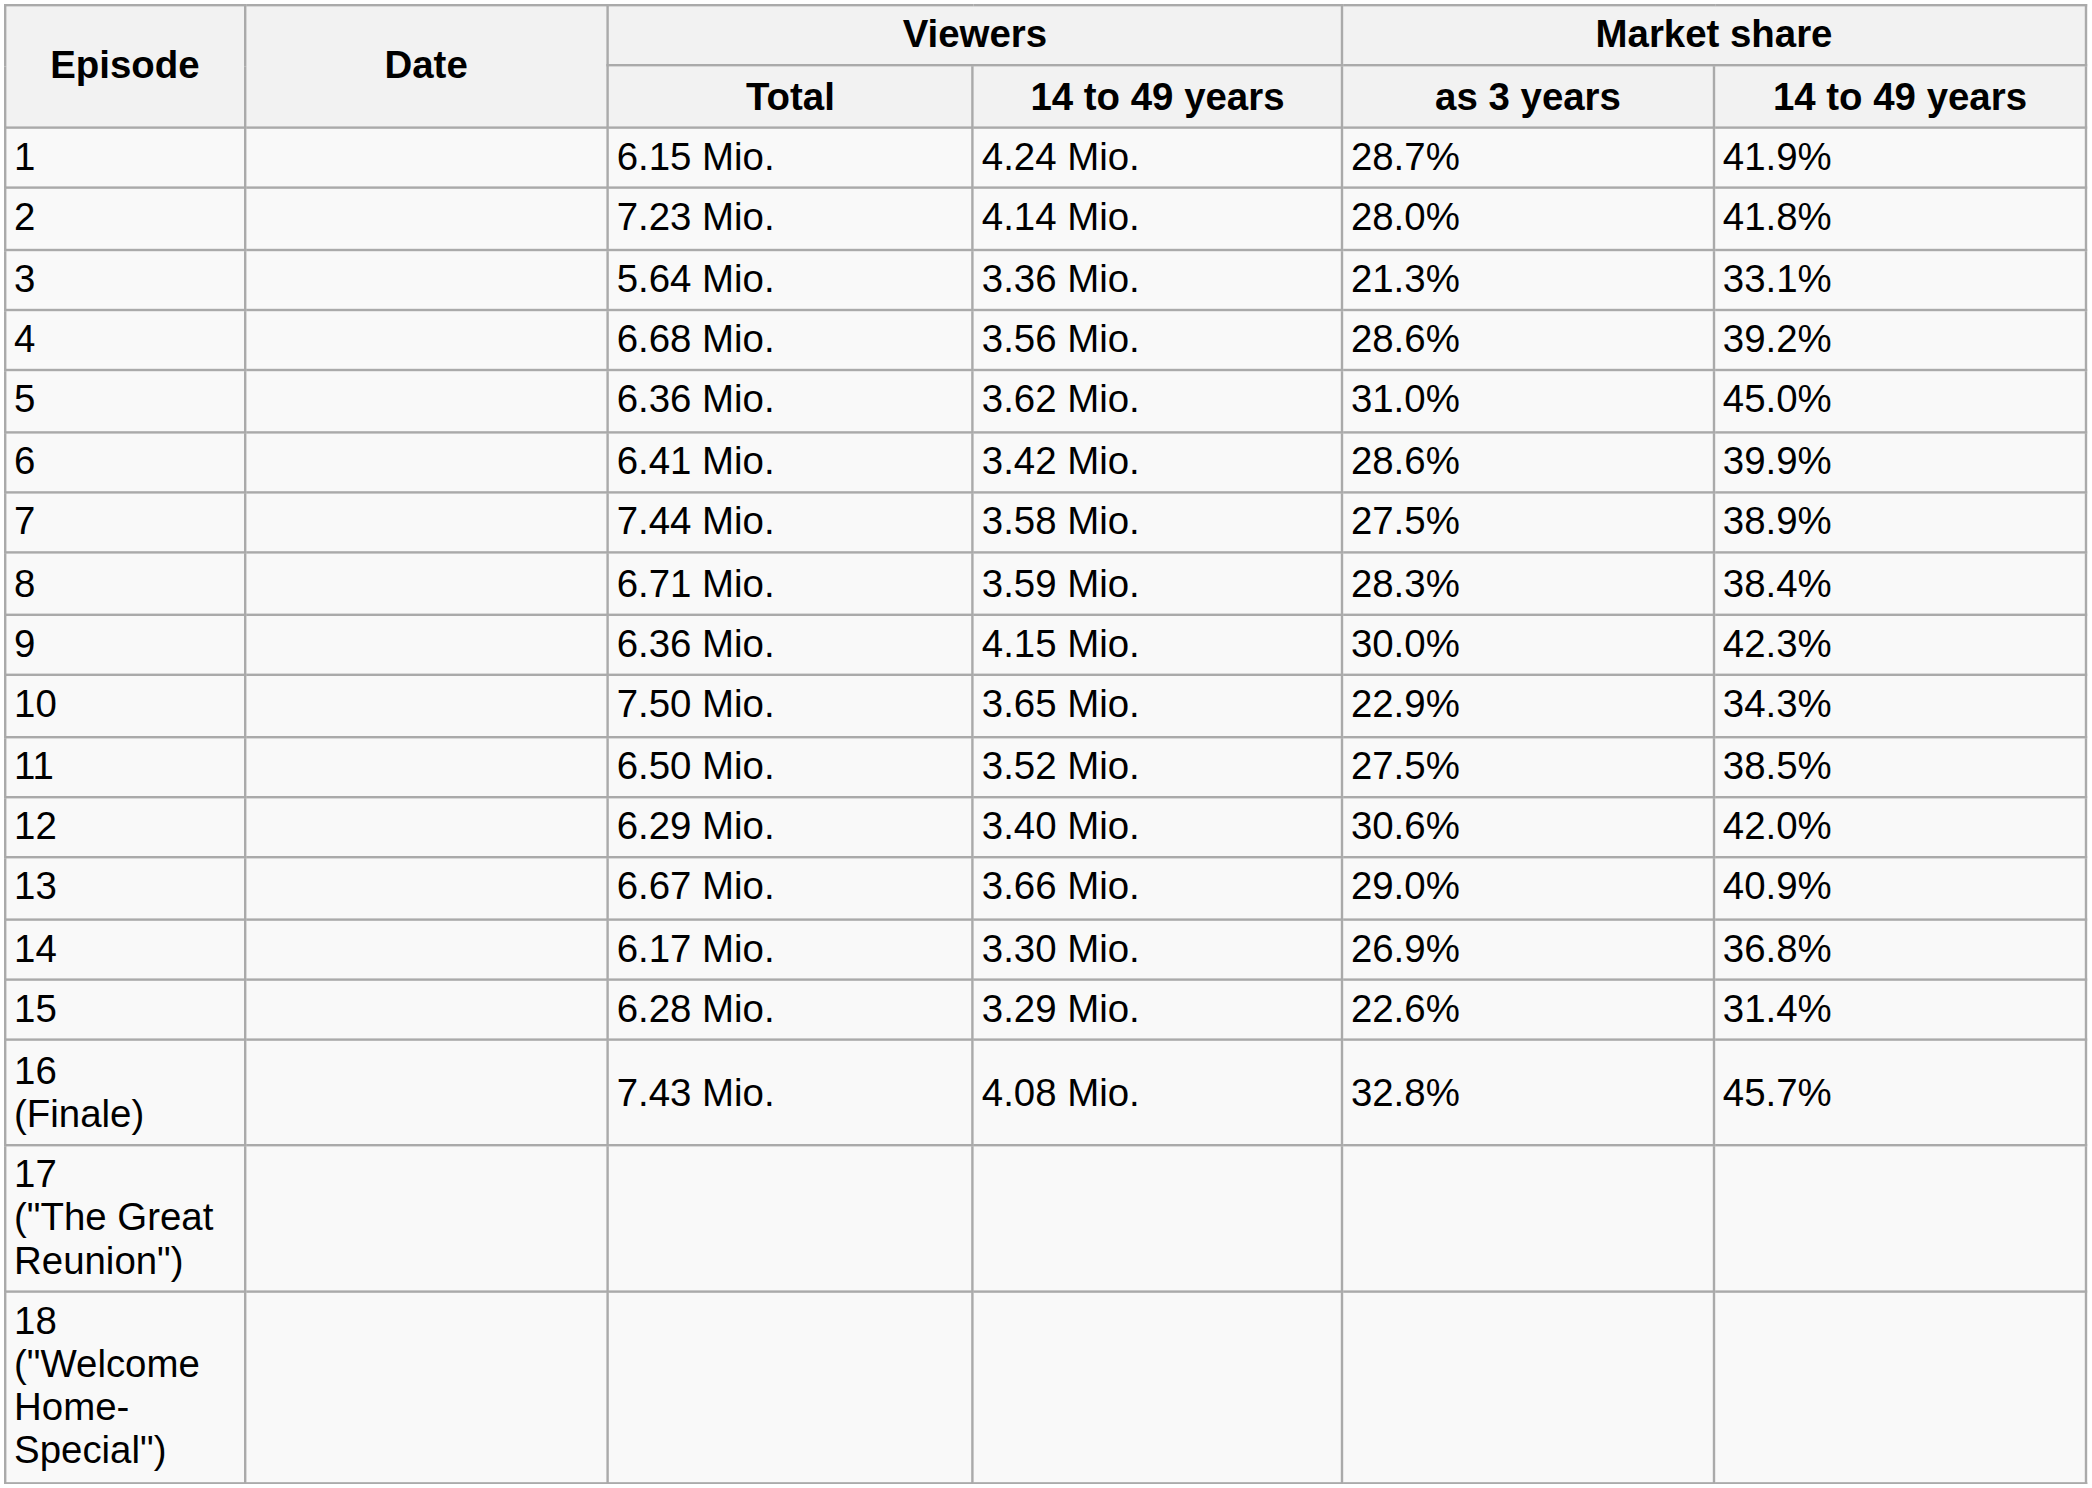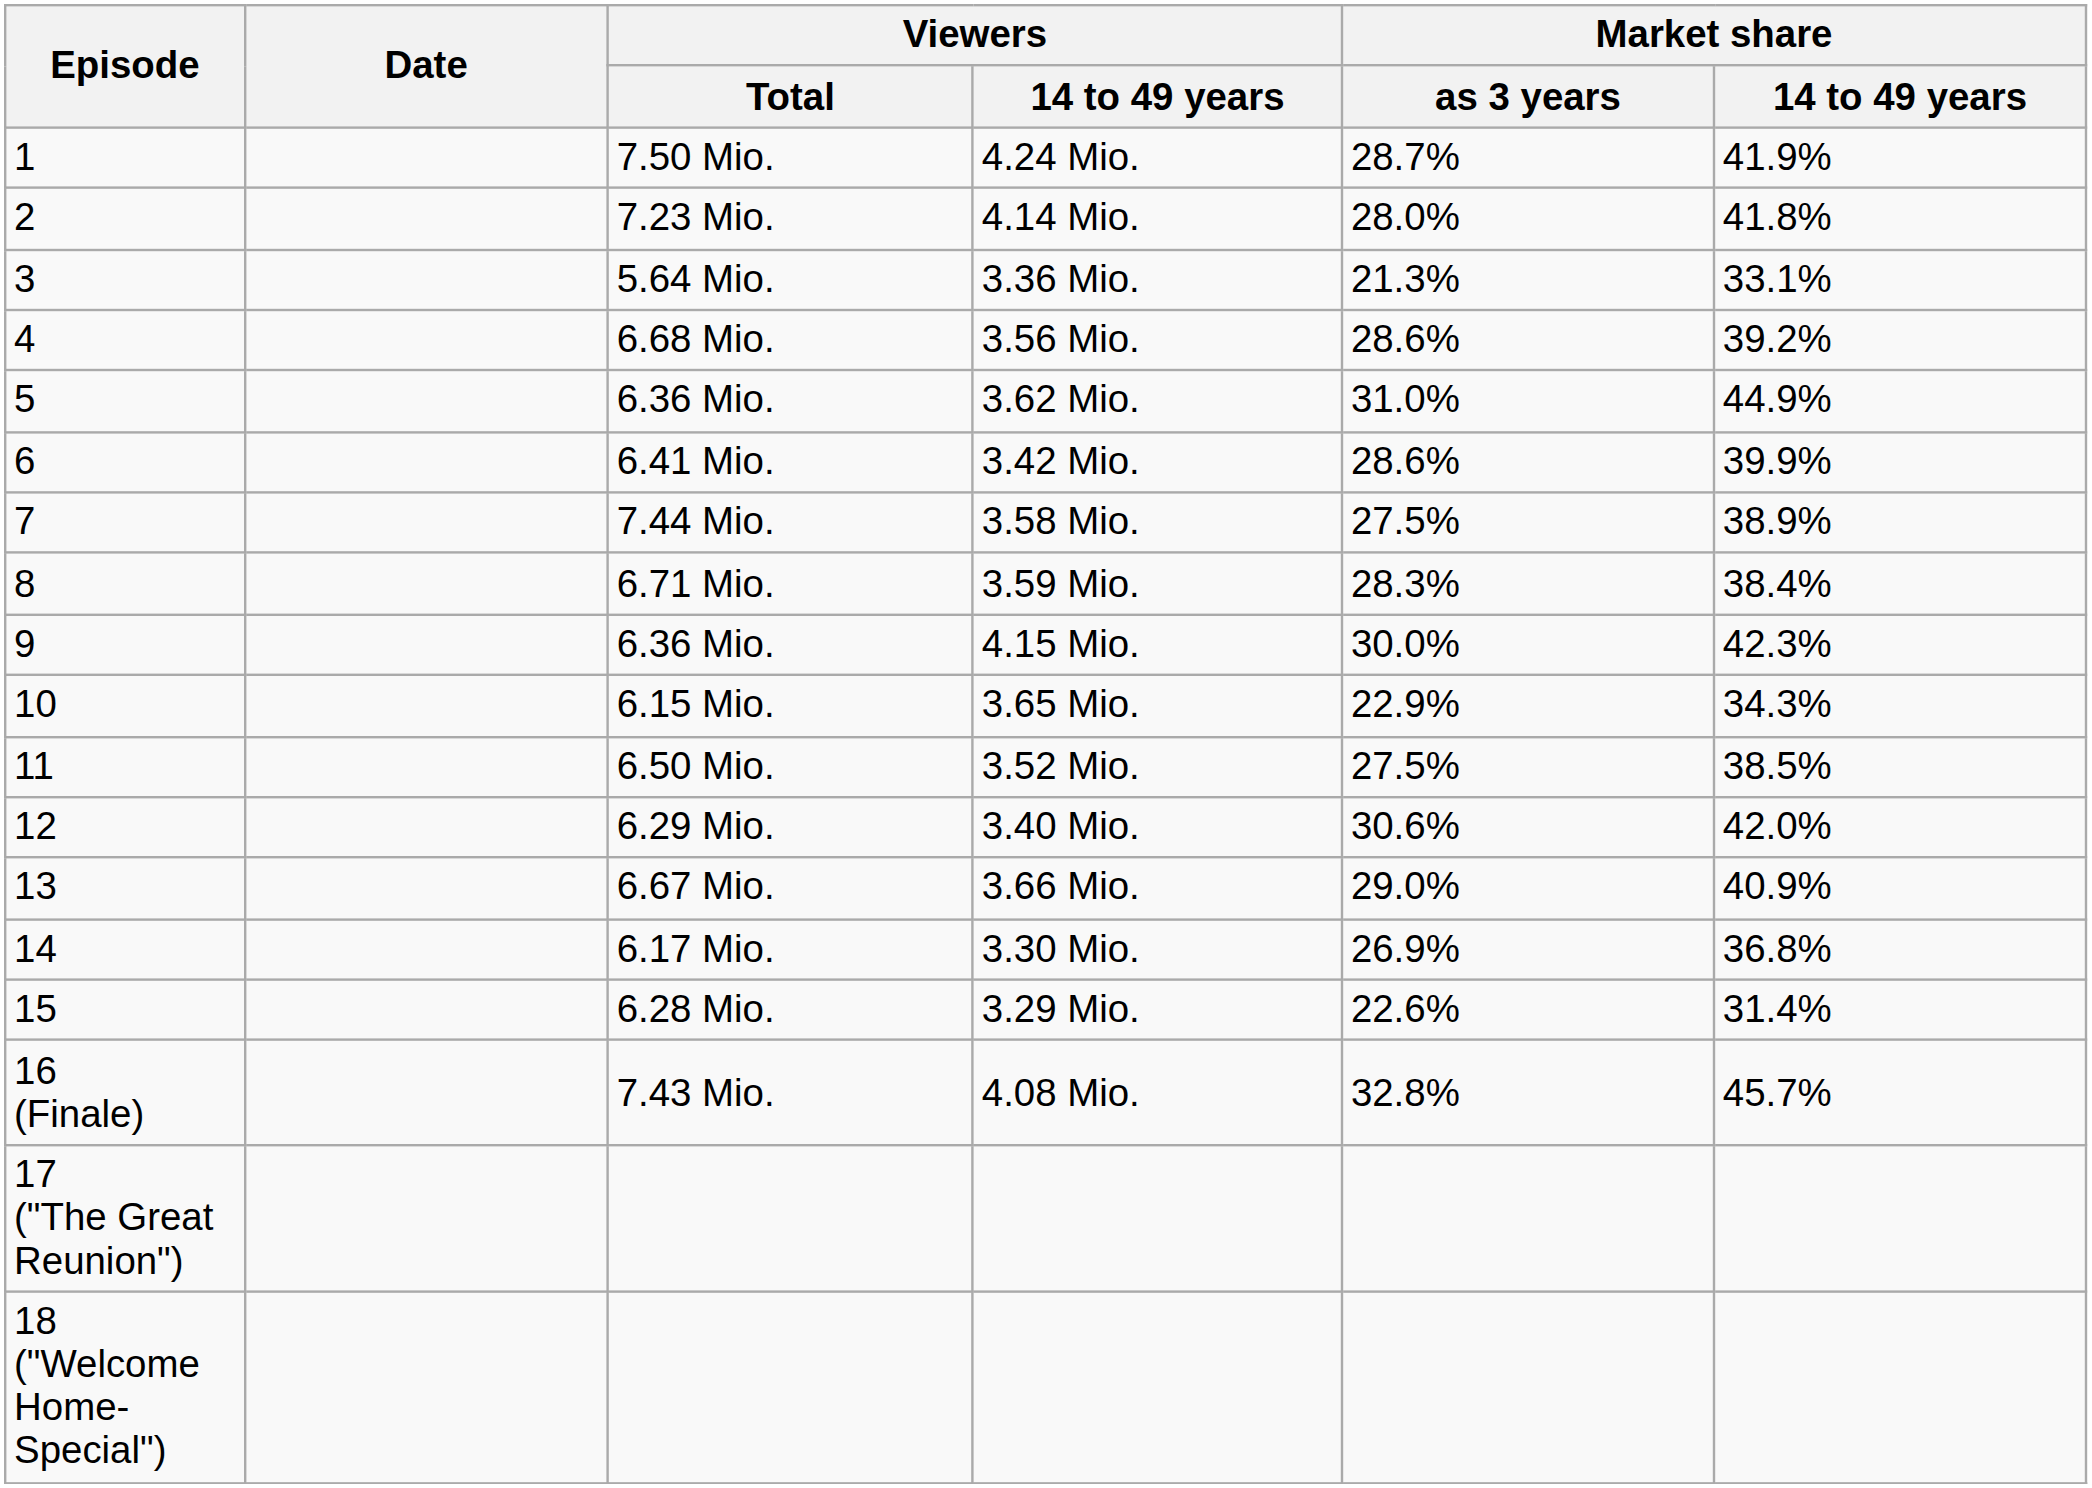(696, 156) 6.15 Mio. -> (696, 156) 7.50 Mio.
(1777, 400) 45.0% -> (1777, 400) 44.9%
(696, 704) 7.50 Mio. -> (696, 704) 6.15 Mio.
